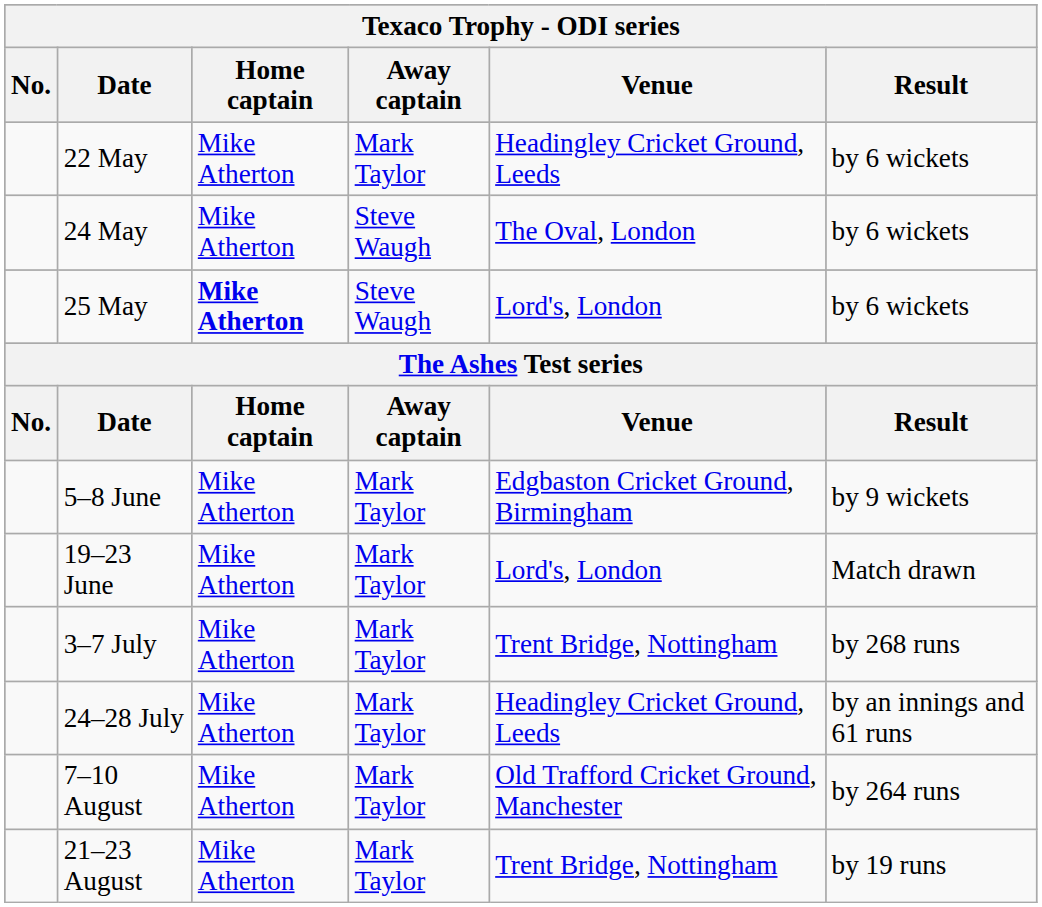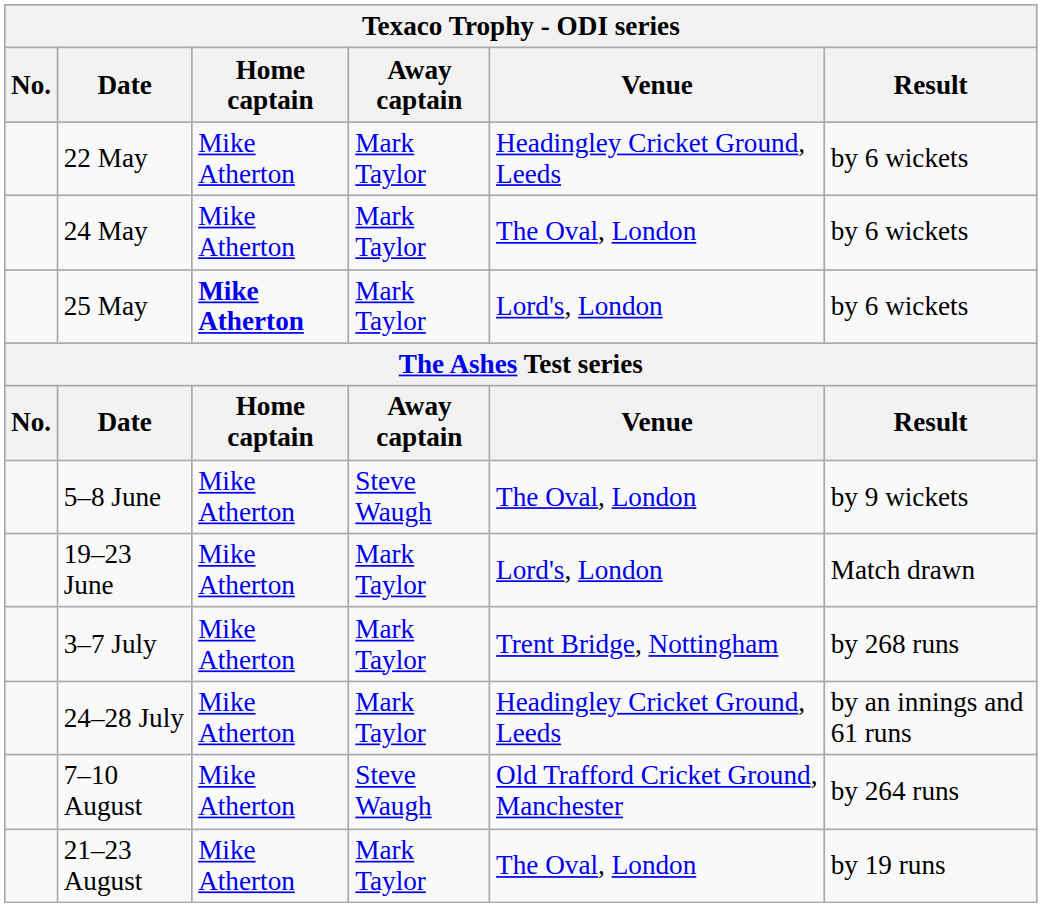(393, 231) Steve Waugh -> (391, 231) Mark Taylor
(393, 305) Steve Waugh -> (391, 305) Mark Taylor
(390, 496) Mark Taylor -> (393, 496) Steve Waugh
(644, 496) Edgbaston Cricket Ground, Birmingham -> (596, 496) The Oval, London
(390, 791) Mark Taylor -> (393, 791) Steve Waugh
(636, 865) Trent Bridge, Nottingham -> (596, 865) The Oval, London
